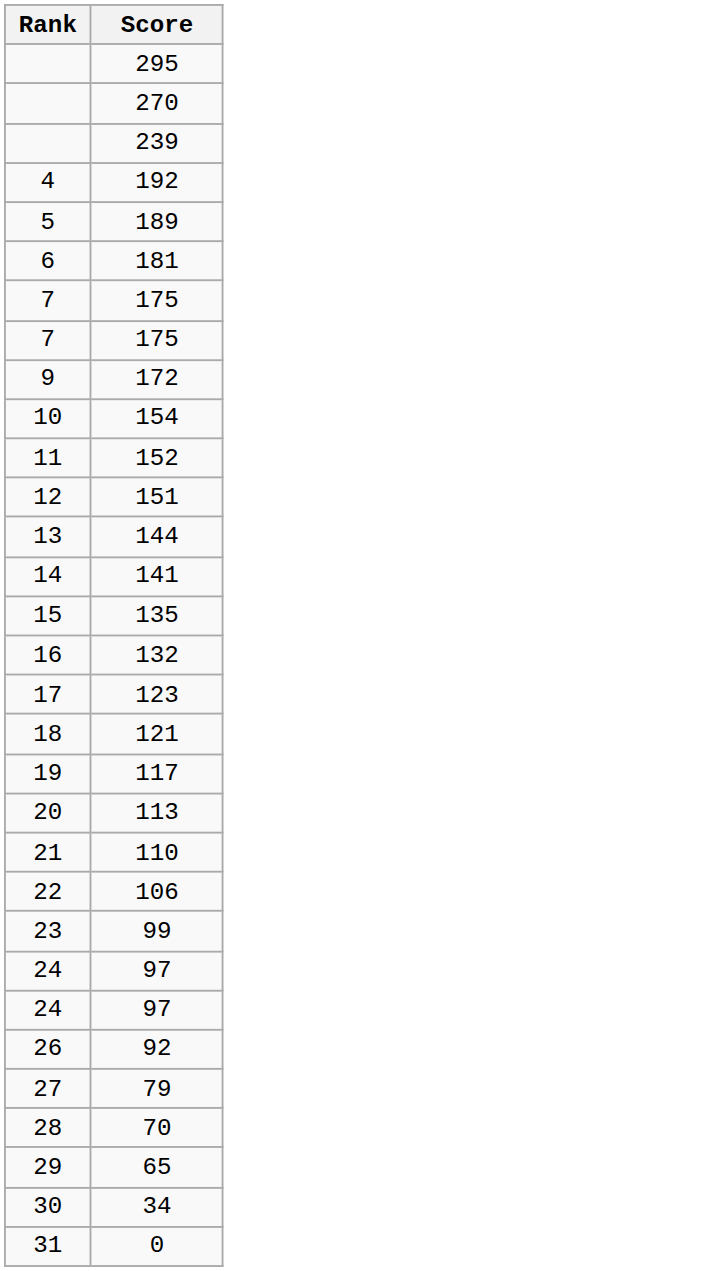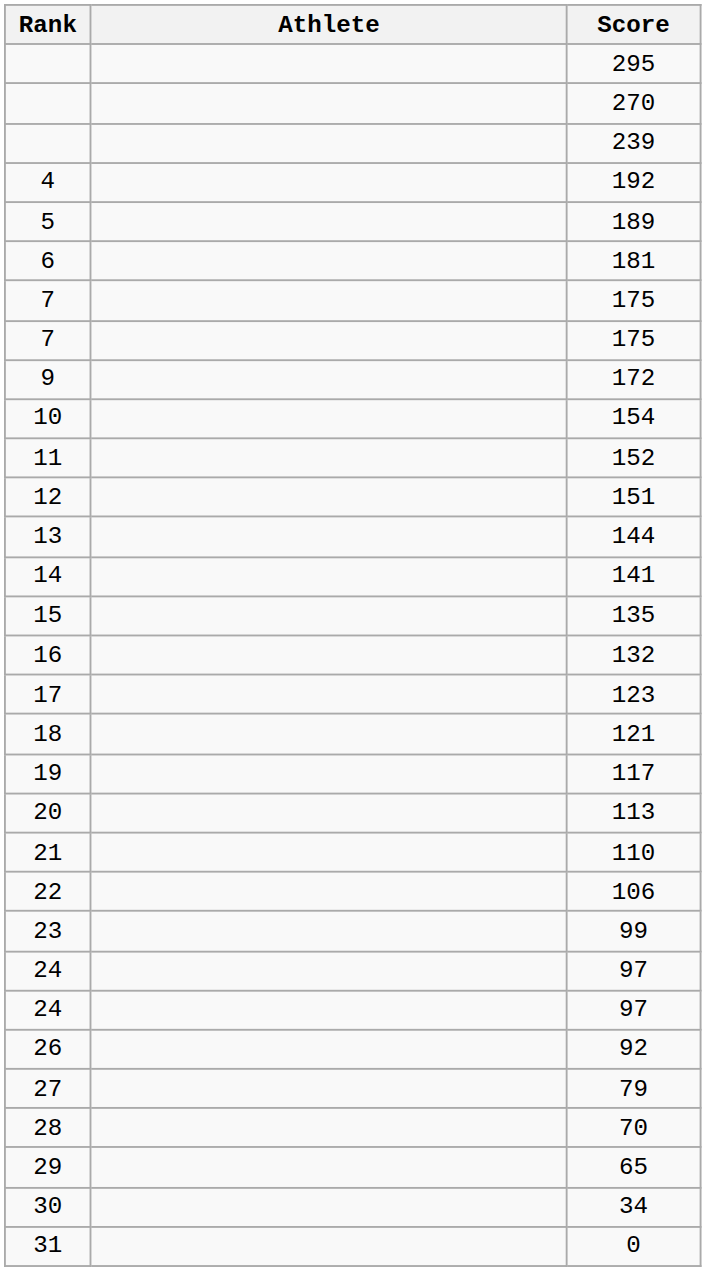+ column: (329, 25)
